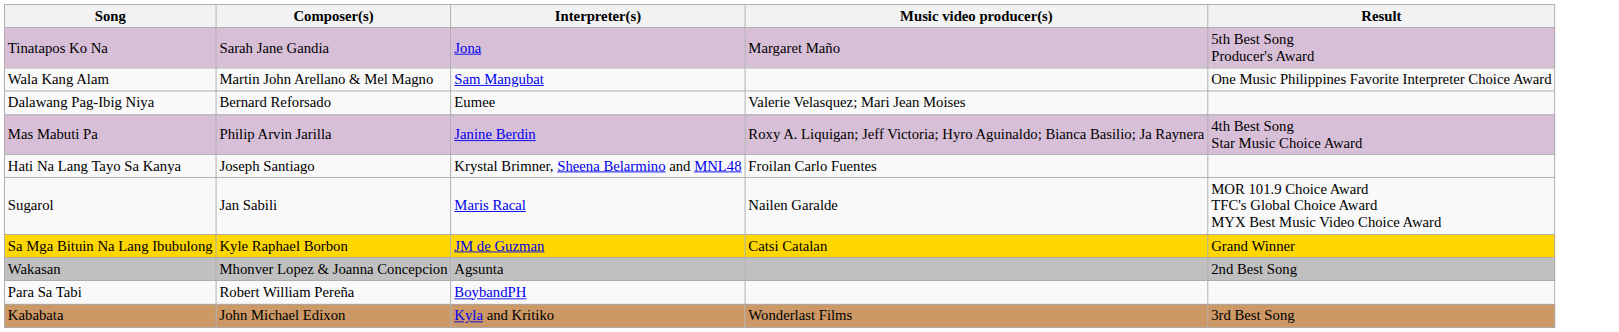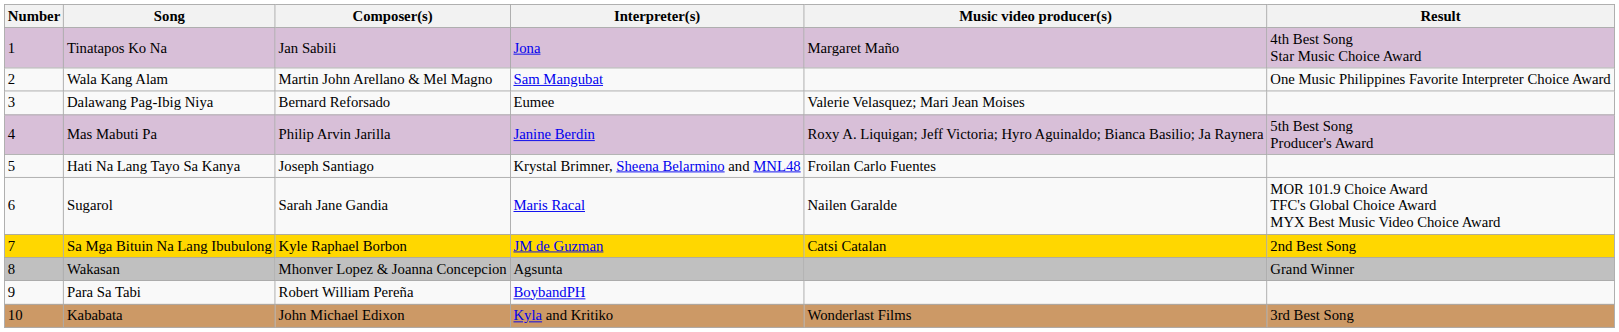+ column: (34, 16)
(274, 47) Sarah Jane Gandia -> (307, 47) Jan Sabili
(1263, 47) 5th Best Song Producer's Award -> (1346, 47) 4th Best Song Star Music Choice Award
(1287, 134) 4th Best Song Star Music Choice Award -> (1322, 134) 5th Best Song Producer's Award
(248, 205) Jan Sabili -> (333, 205) Sarah Jane Gandia
(1253, 245) Grand Winner -> (1313, 245) 2nd Best Song
(1254, 269) 2nd Best Song -> (1312, 269) Grand Winner
